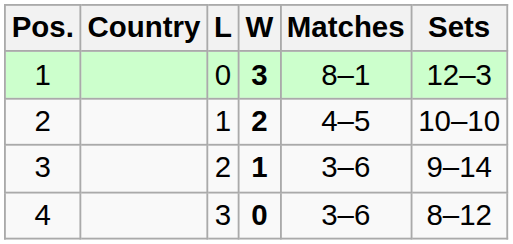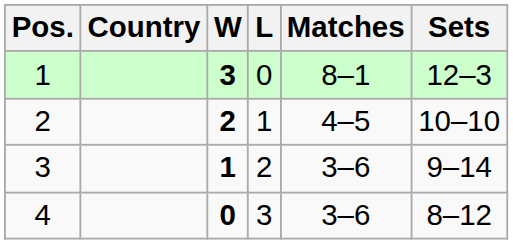columns swapped: (259, 27) <-> (223, 27)
